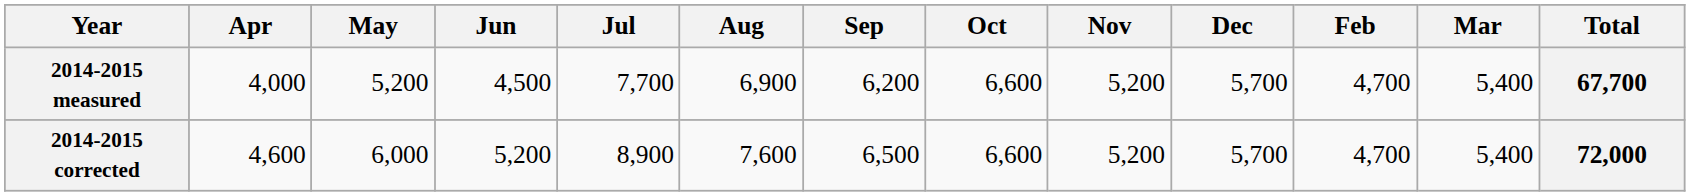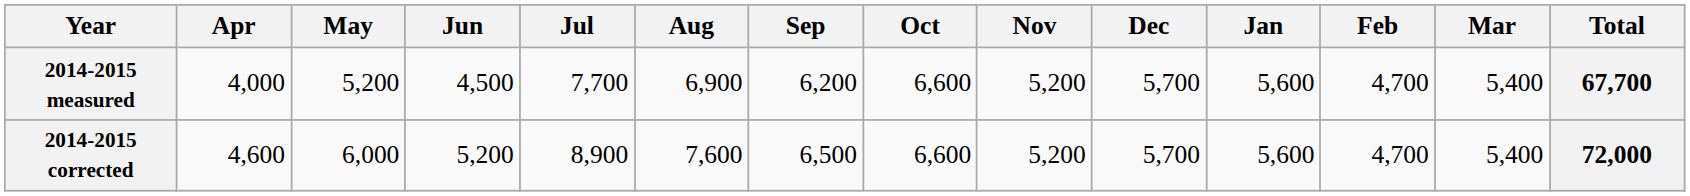+ column: (1263, 25)
